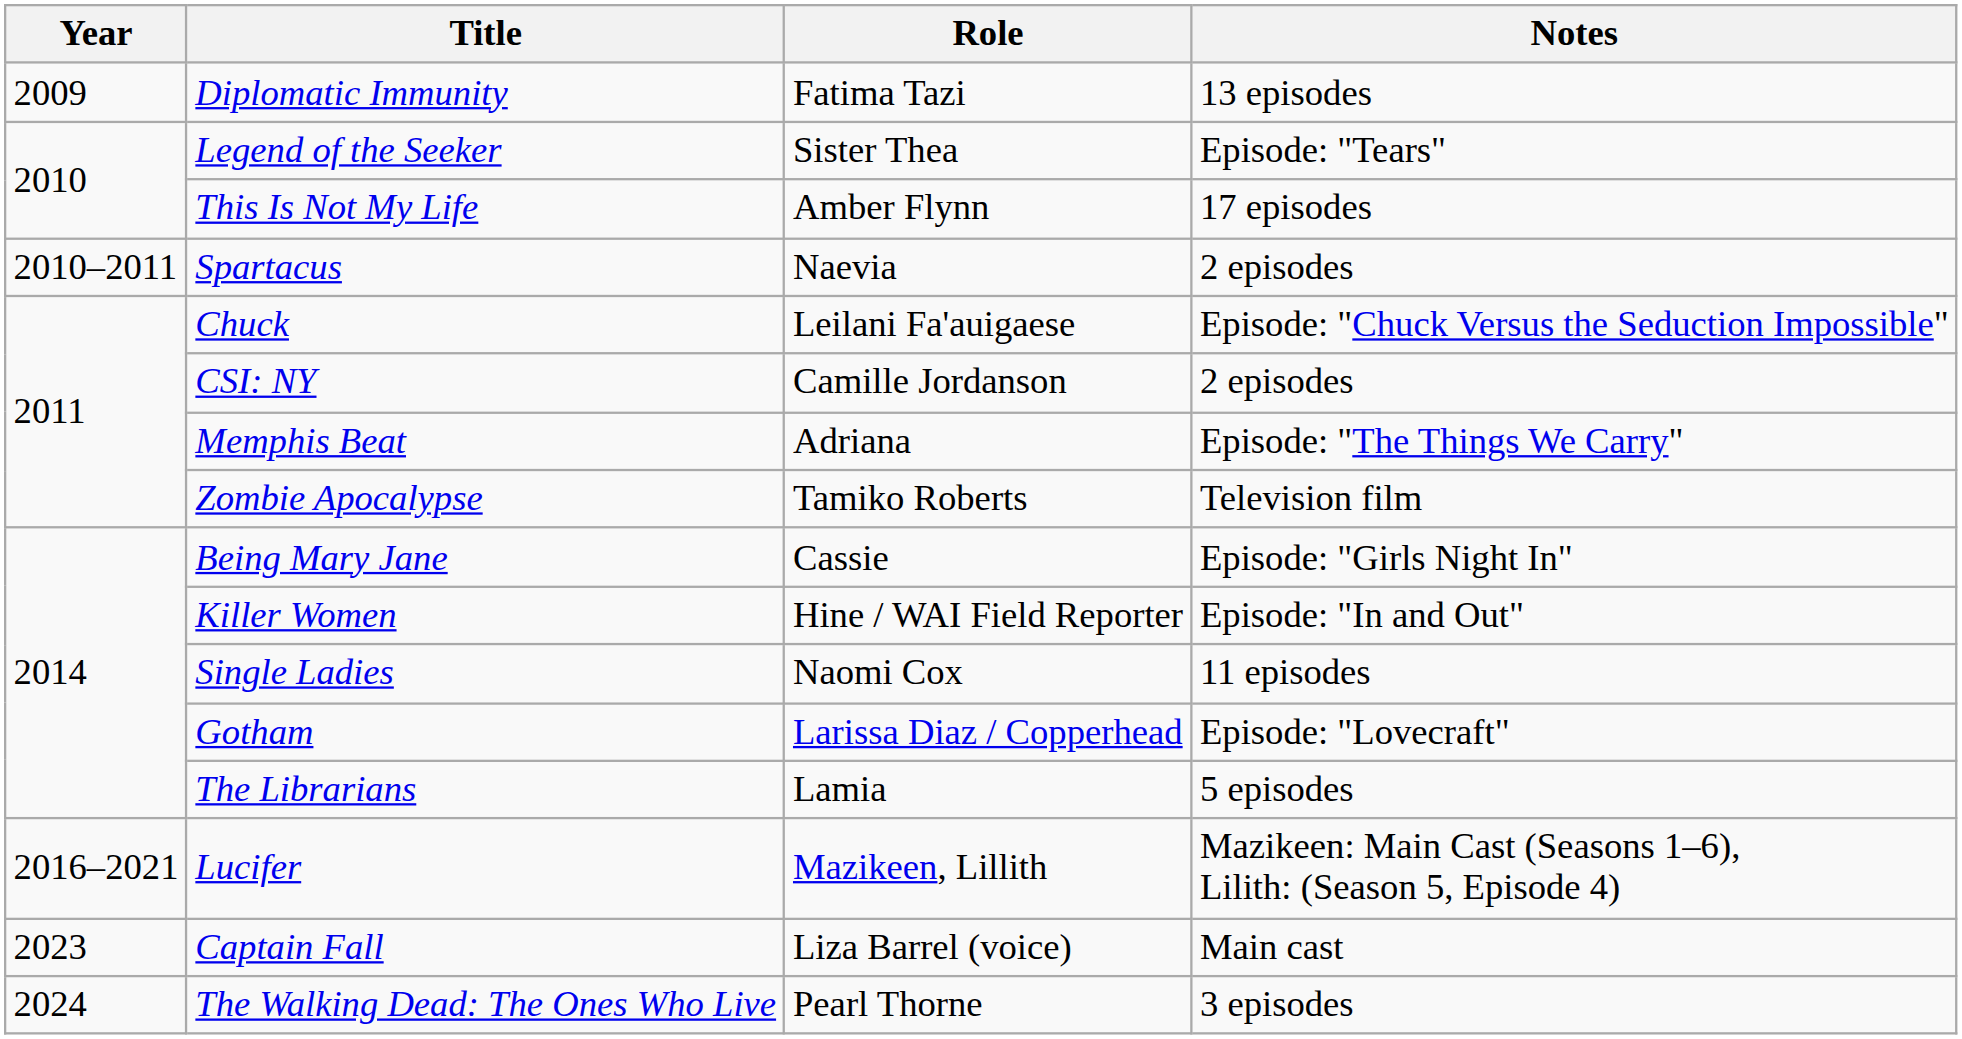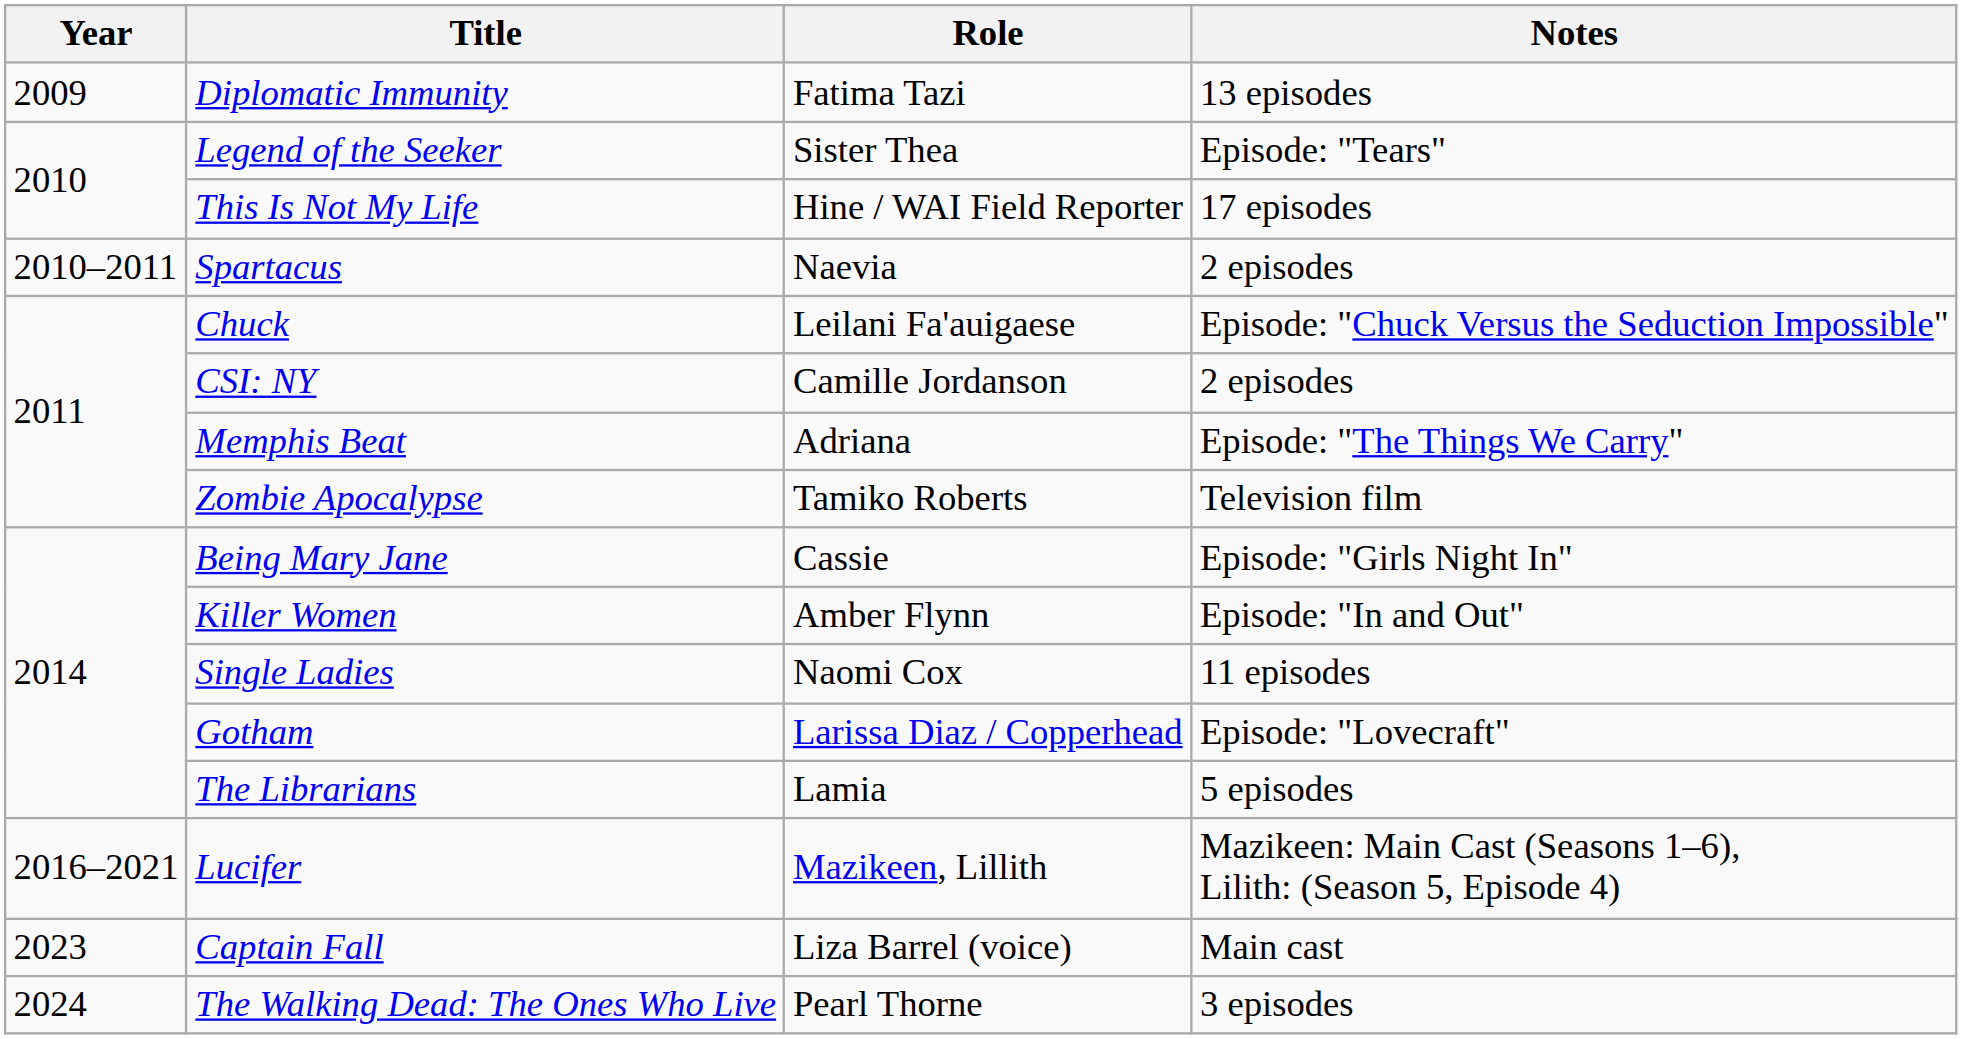(891, 207) Amber Flynn -> (988, 207) Hine / WAI Field Reporter
(988, 614) Hine / WAI Field Reporter -> (891, 614) Amber Flynn
